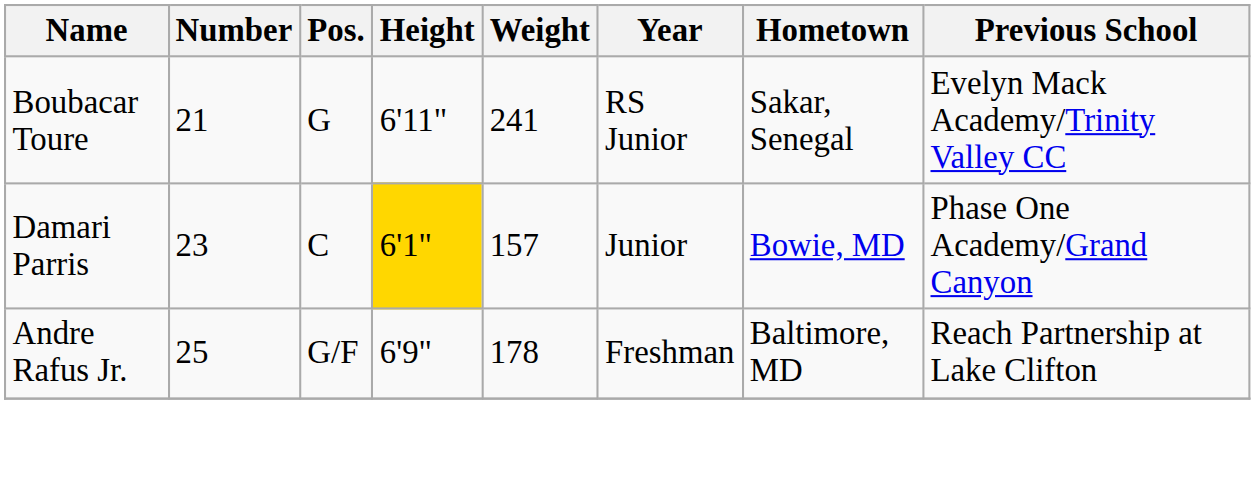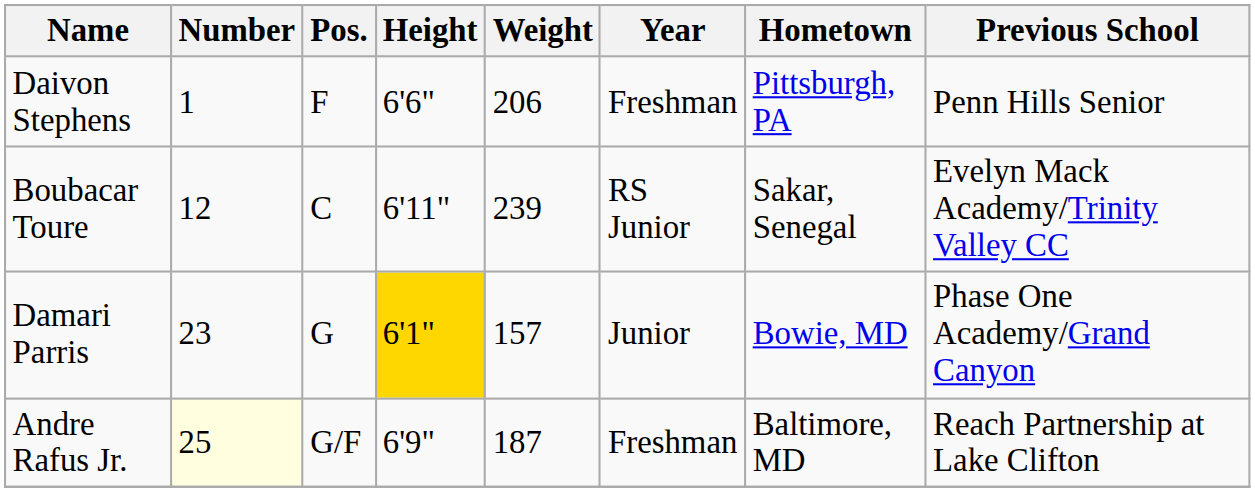+ row: (72, 100)
(192, 119) 21 -> (195, 208) 12
(319, 119) G -> (321, 208) C
(514, 119) 241 -> (517, 208) 239
(318, 245) C -> (322, 334) G
(192, 352) no background -> (195, 441) lightyellow background
(514, 352) 178 -> (517, 441) 187
